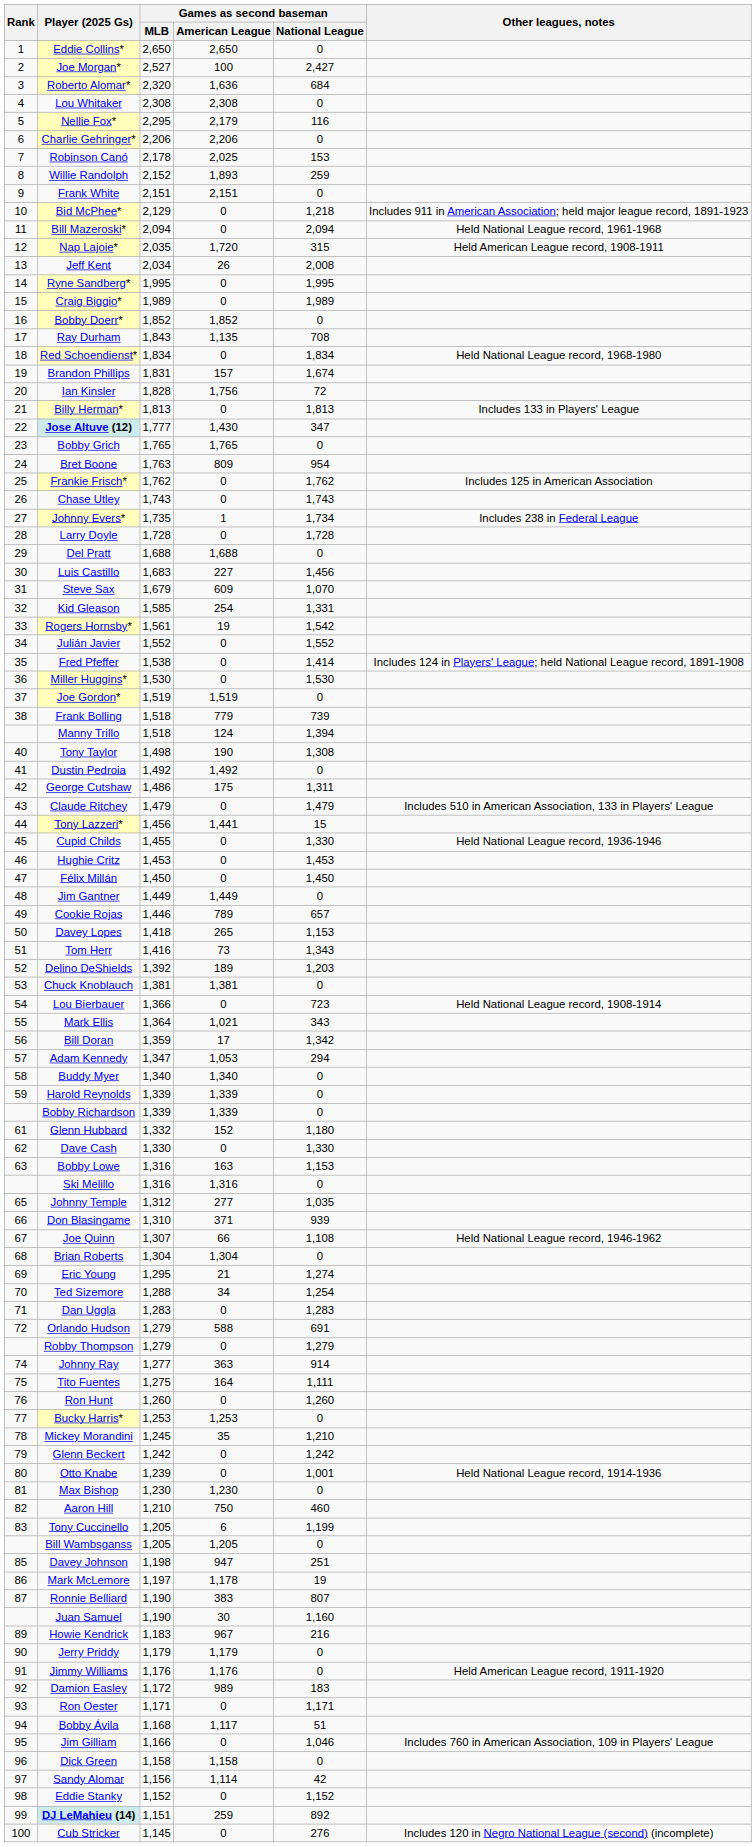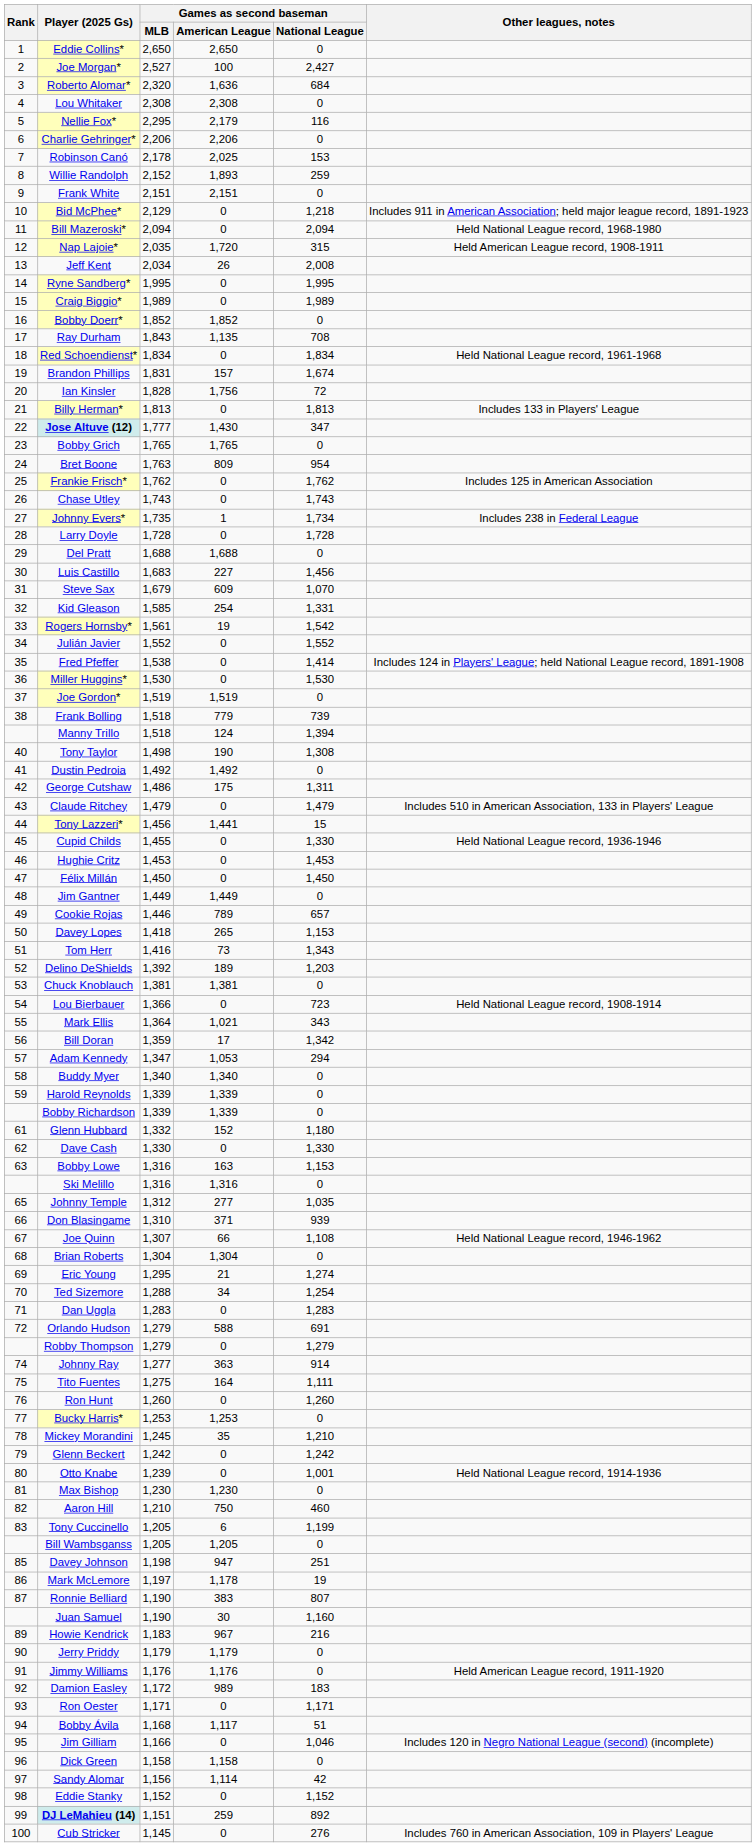(559, 229) Held National League record, 1961-1968 -> (559, 229) Held National League record, 1968-1980
(559, 355) Held National League record, 1968-1980 -> (559, 355) Held National League record, 1961-1968
(559, 1743) Includes 760 in American Association, 109 in Players' League -> (559, 1743) Includes 120 in Negro National League (second) (incomplete)
(559, 1833) Includes 120 in Negro National League (second) (incomplete) -> (559, 1833) Includes 760 in American Association, 109 in Players' League
